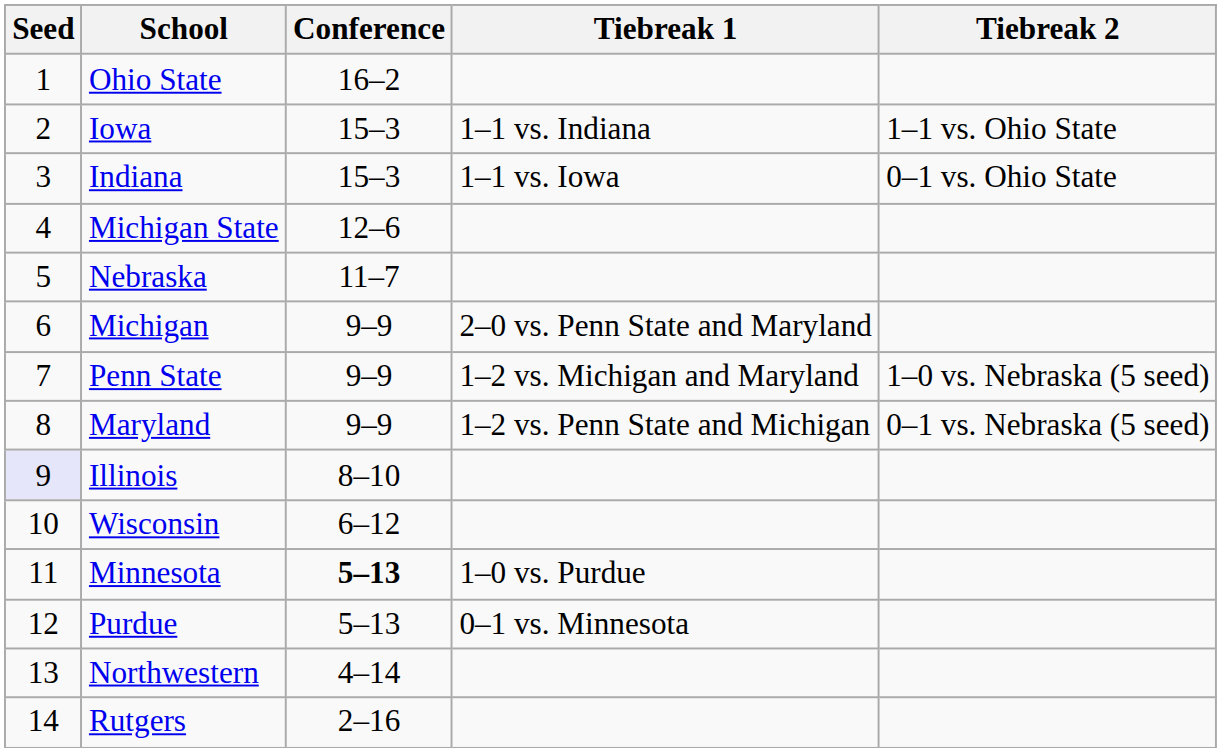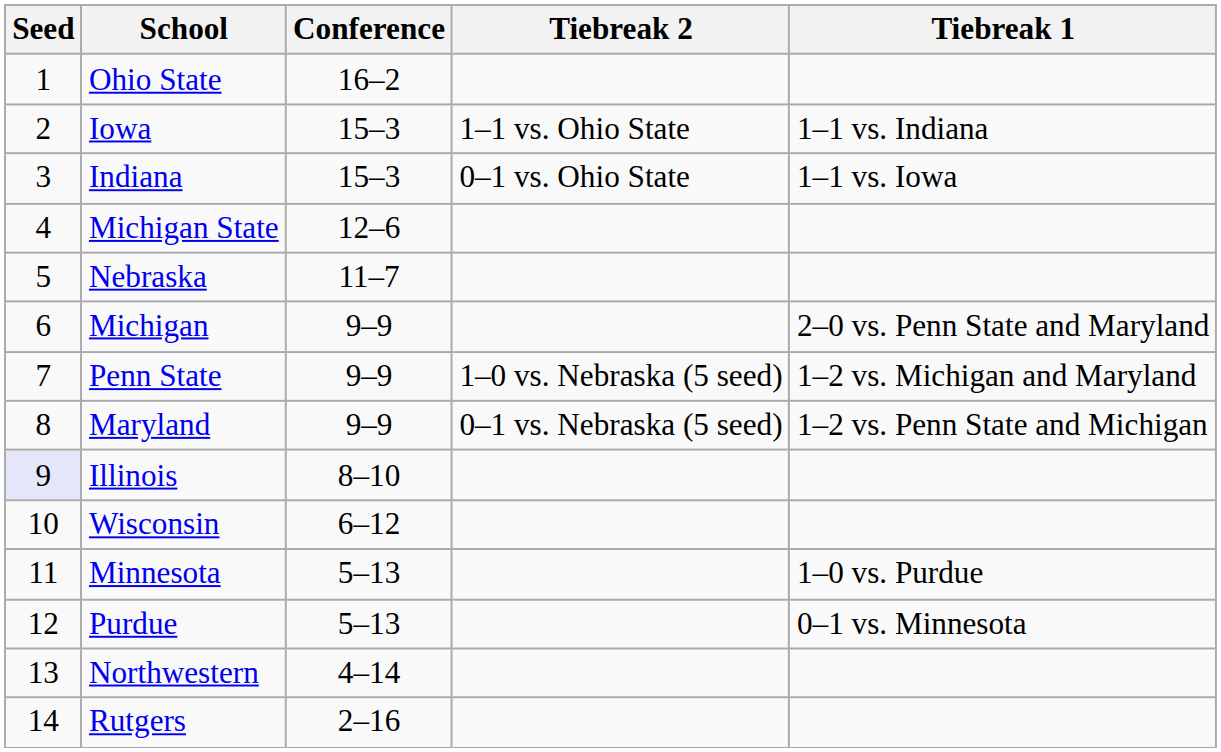columns swapped: (666, 29) <-> (1048, 29)
(369, 573) bold -> (369, 573) normal
